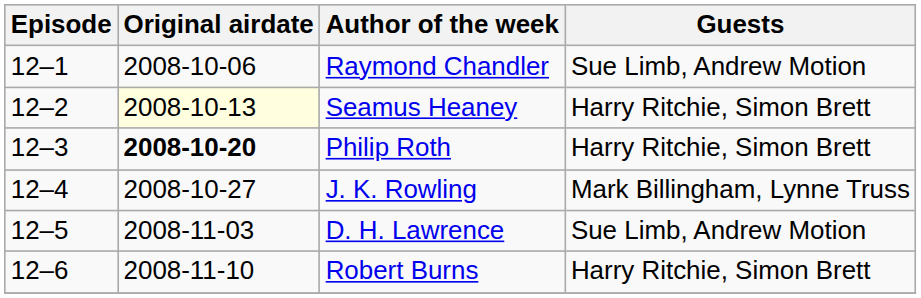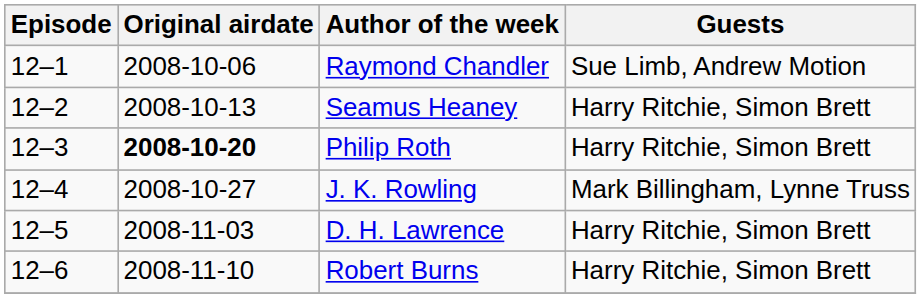(190, 107) lightyellow background -> (190, 107) no background
(719, 230) Sue Limb, Andrew Motion -> (721, 230) Harry Ritchie, Simon Brett
